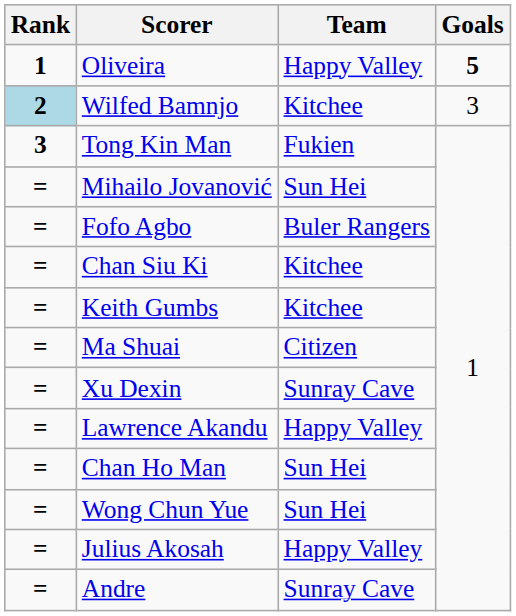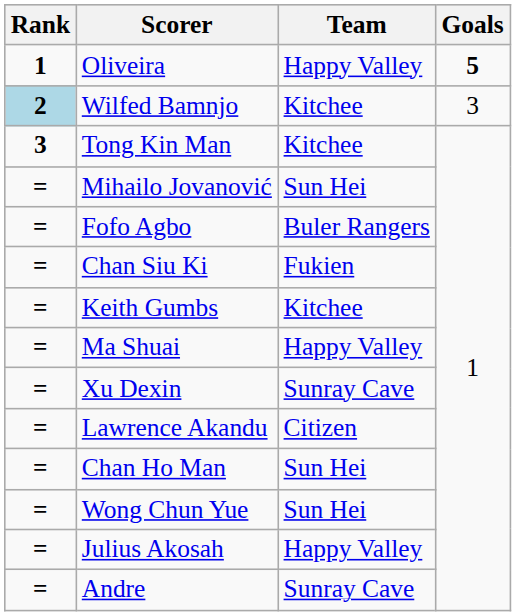(319, 145) Fukien -> (323, 145) Kitchee
(323, 266) Kitchee -> (319, 266) Fukien
(320, 347) Citizen -> (353, 347) Happy Valley
(353, 428) Happy Valley -> (320, 428) Citizen
